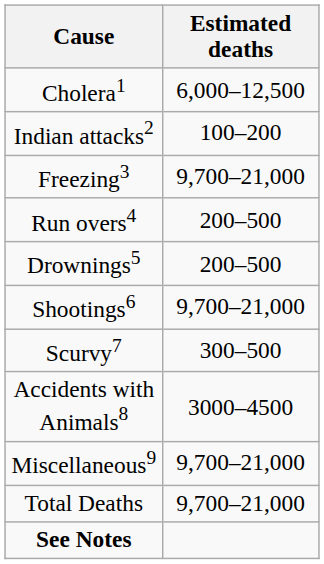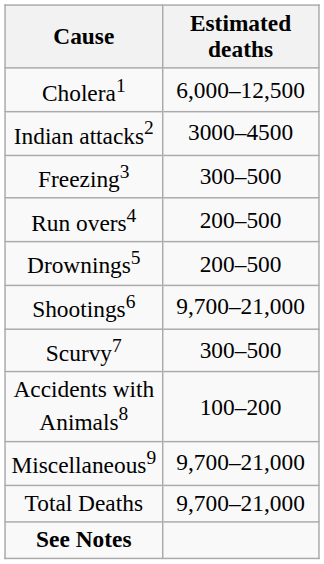(241, 133) 100–200 -> (241, 133) 3000–4500
(241, 176) 9,700–21,000 -> (241, 176) 300–500
(241, 406) 3000–4500 -> (241, 406) 100–200
